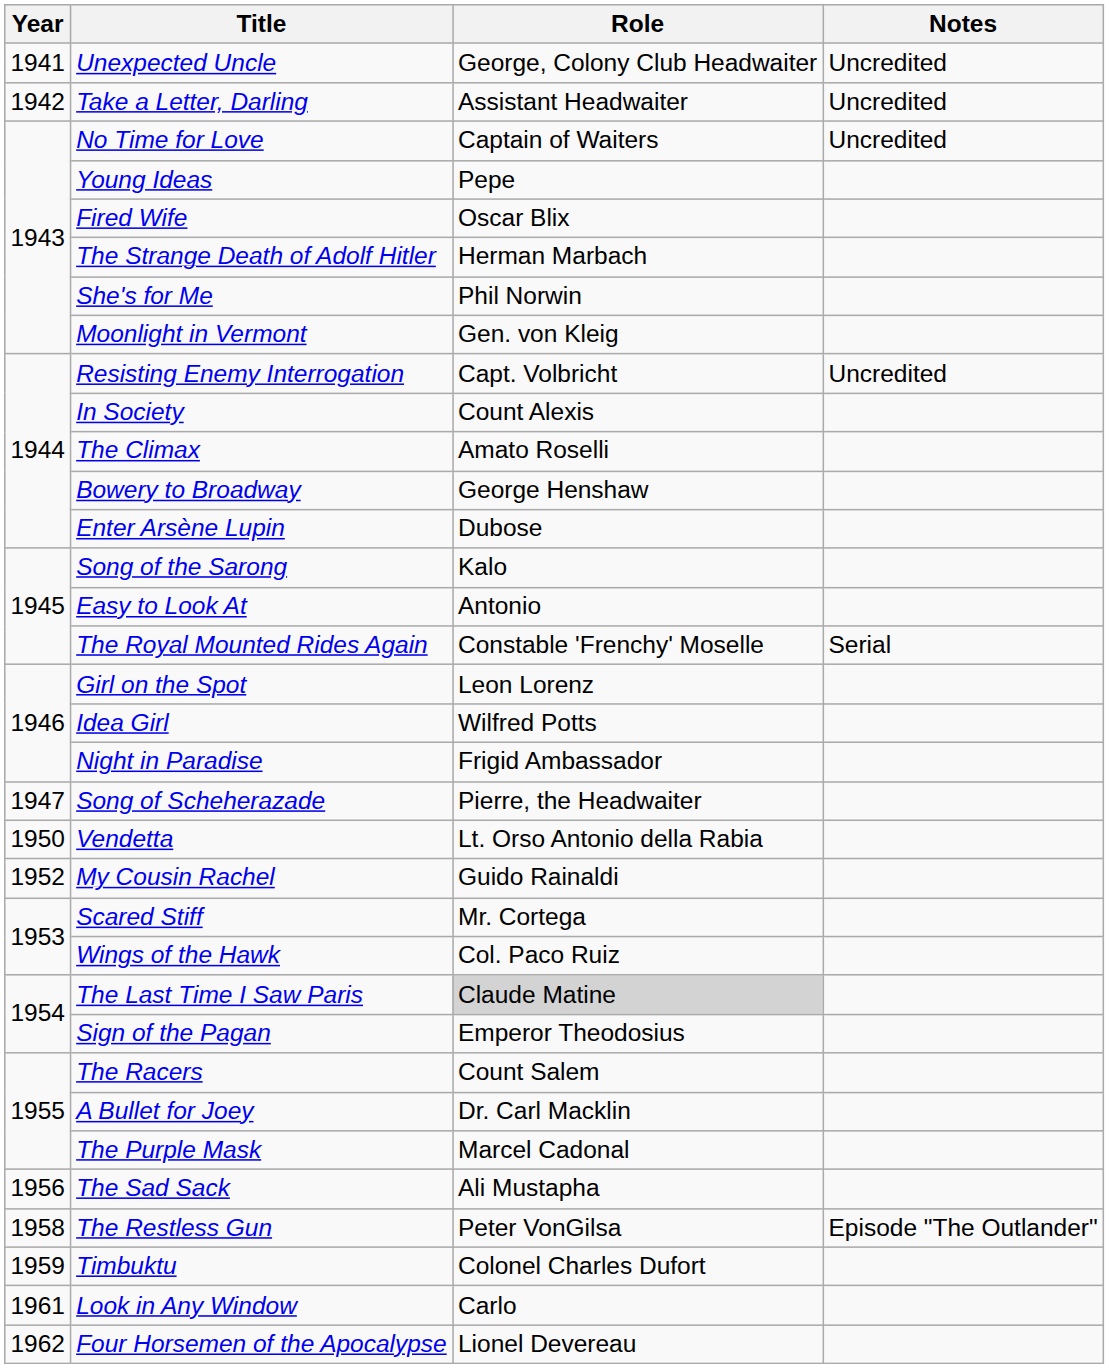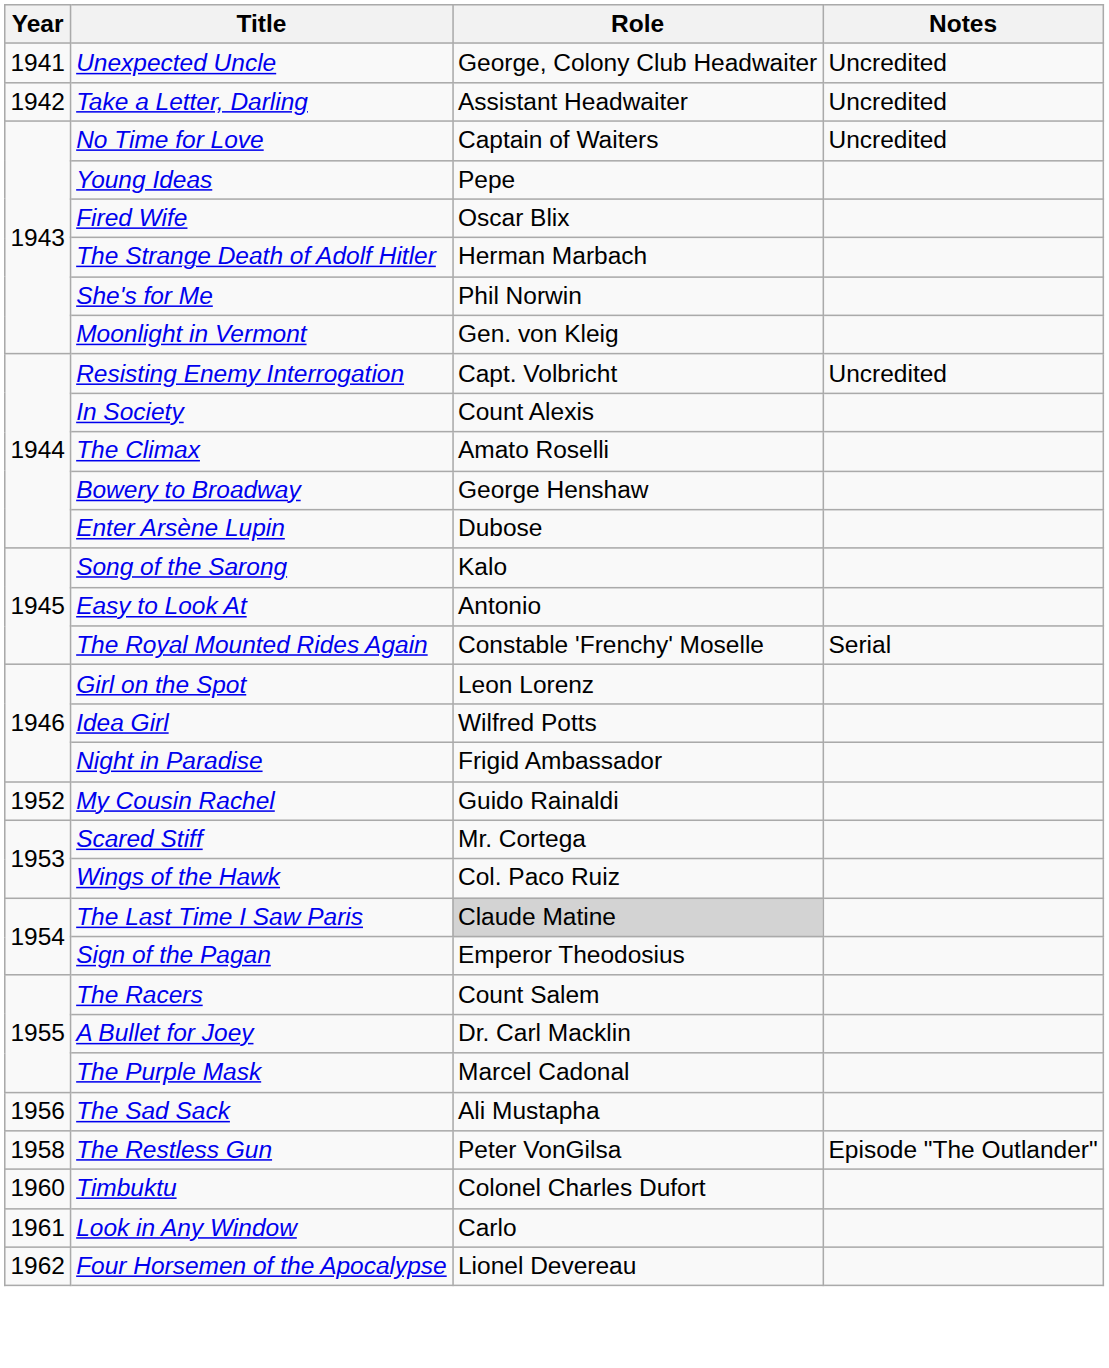- row: (201, 800)
- row: (125, 839)
(38, 1266) 1959 -> (38, 1188) 1960
